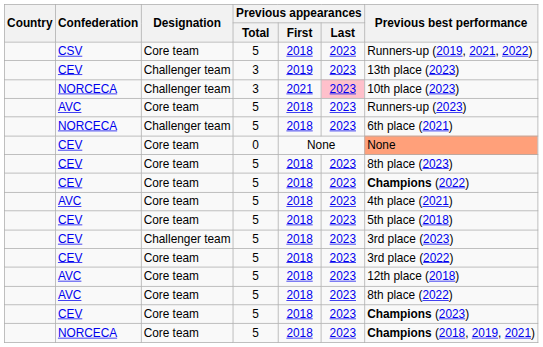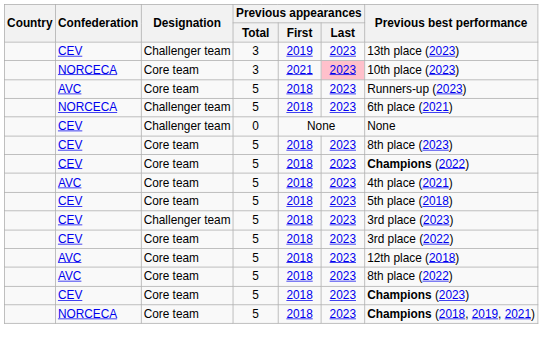- row: (70, 51)
(187, 88) Challenger team -> (171, 70) Core team
(171, 145) Core team -> (187, 126) Challenger team
(381, 145) lightsalmon background -> (381, 126) no background
